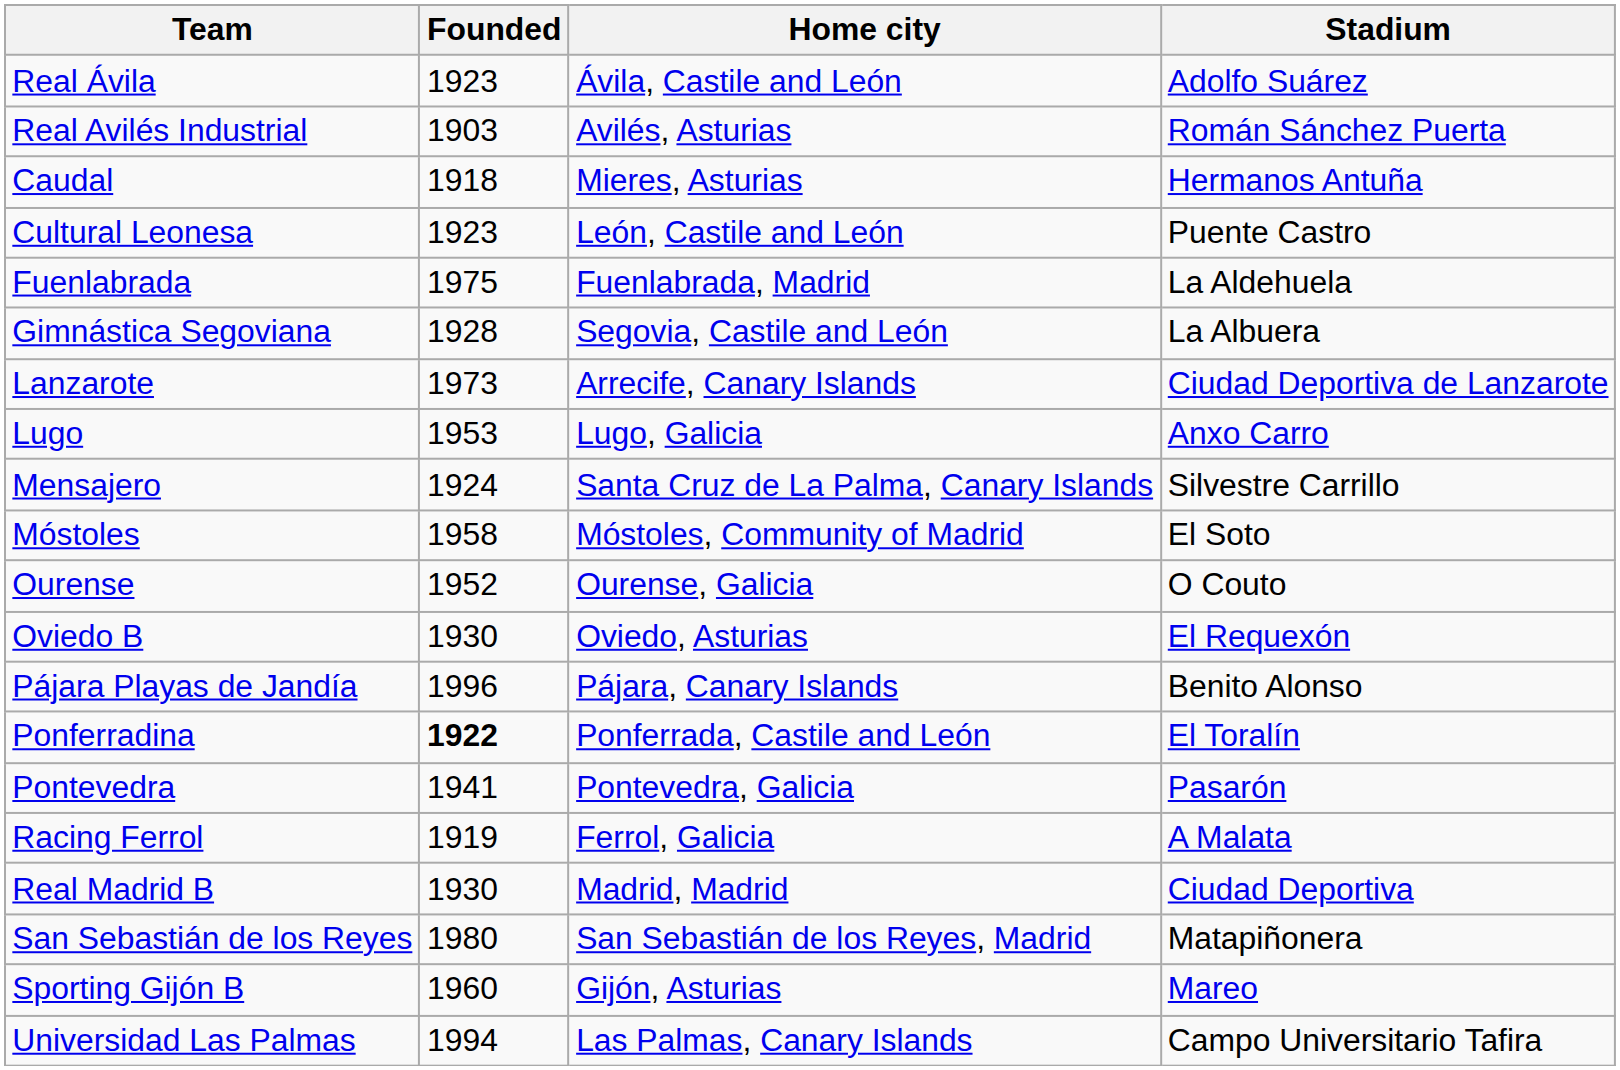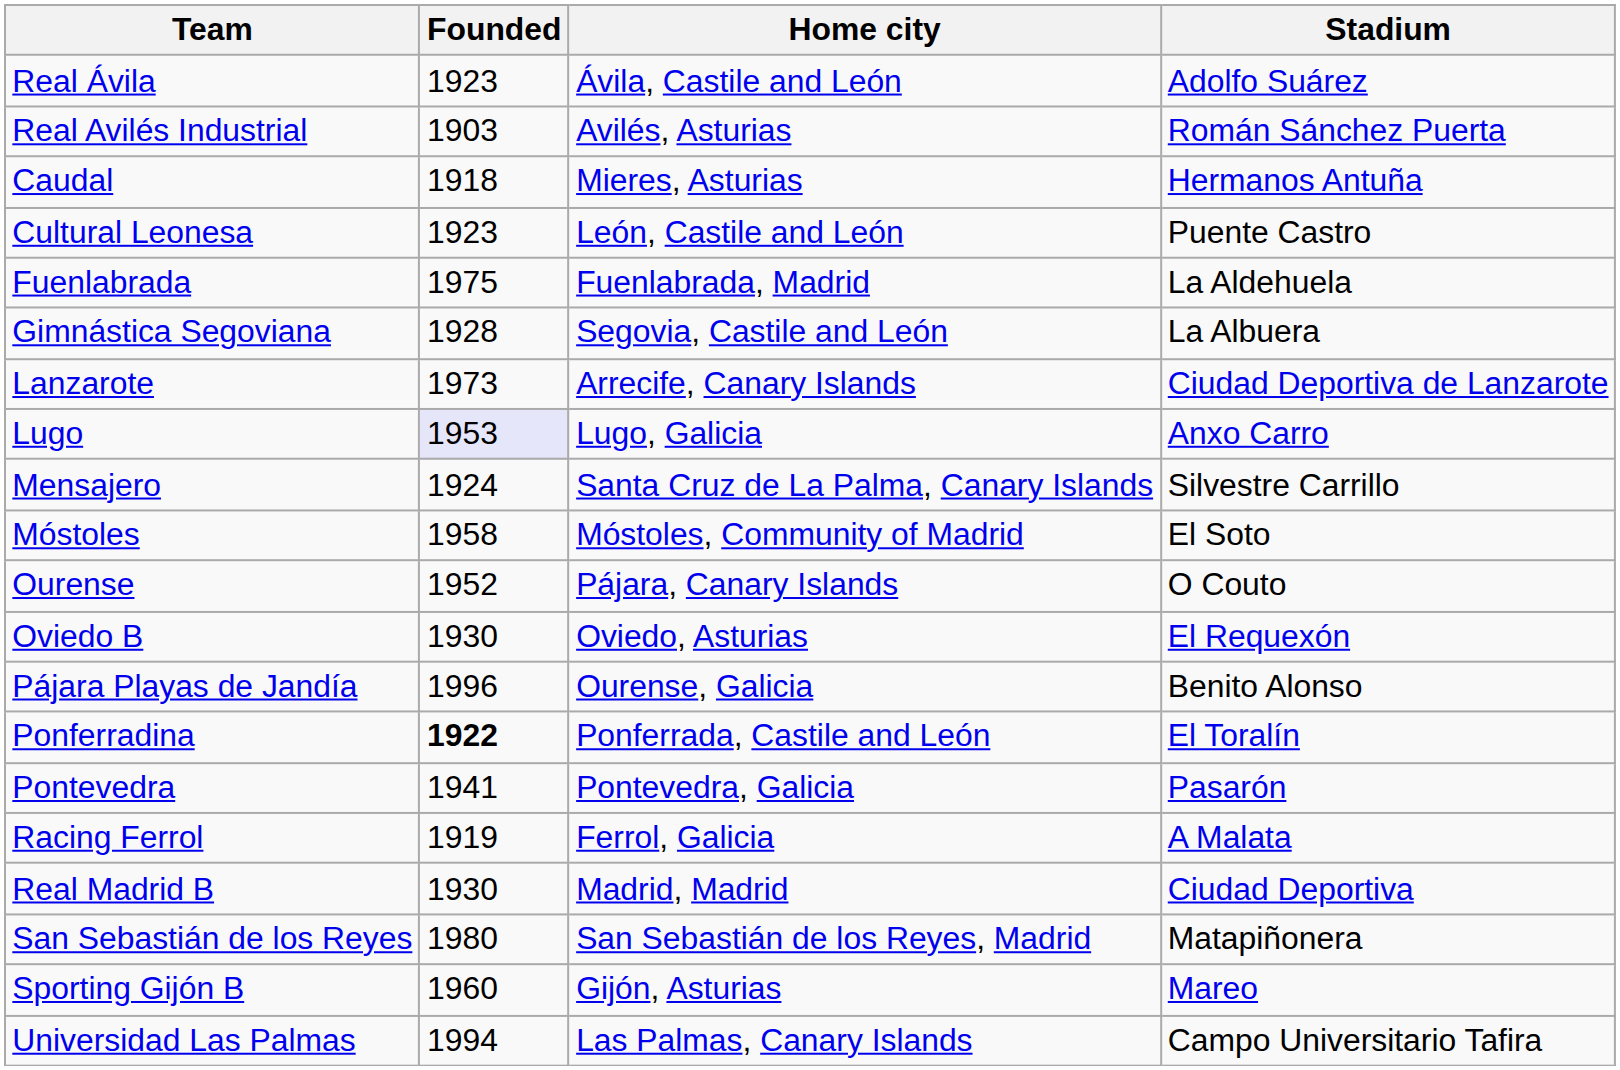(462, 433) no background -> (462, 433) lavender background
(695, 585) Ourense, Galicia -> (737, 585) Pájara, Canary Islands
(737, 686) Pájara, Canary Islands -> (695, 686) Ourense, Galicia
